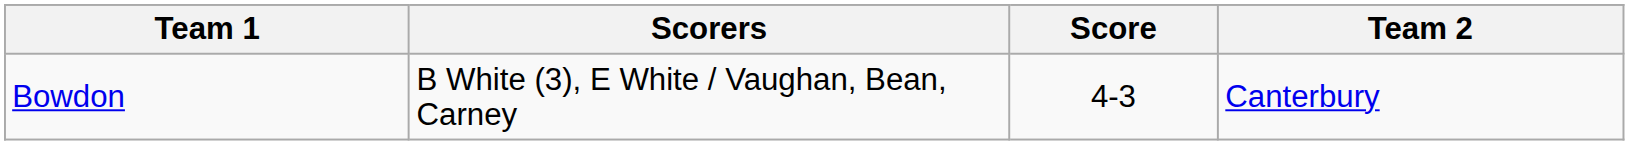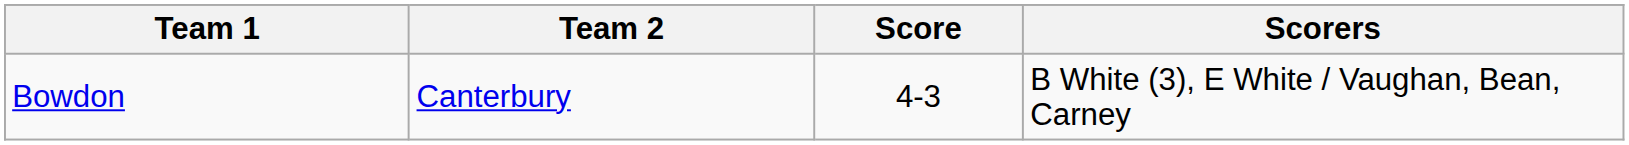columns swapped: (1420, 29) <-> (709, 29)
